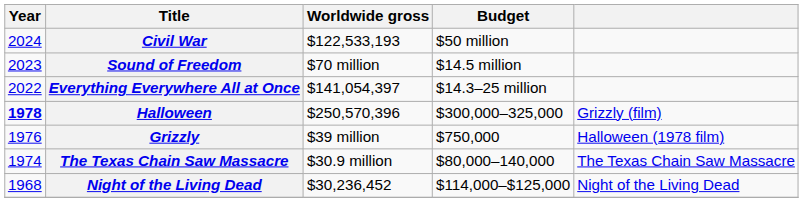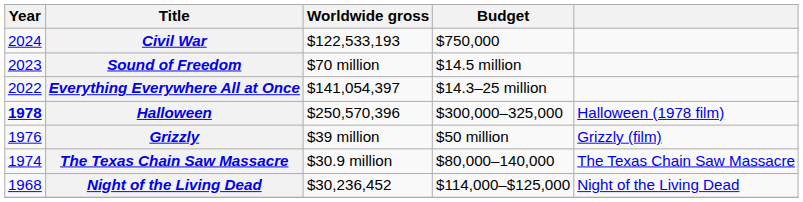(472, 40) $50 million -> (468, 40) $750,000
(619, 112) Grizzly (film) -> (651, 112) Halloween (1978 film)
(468, 137) $750,000 -> (472, 137) $50 million
(651, 137) Halloween (1978 film) -> (619, 137) Grizzly (film)
